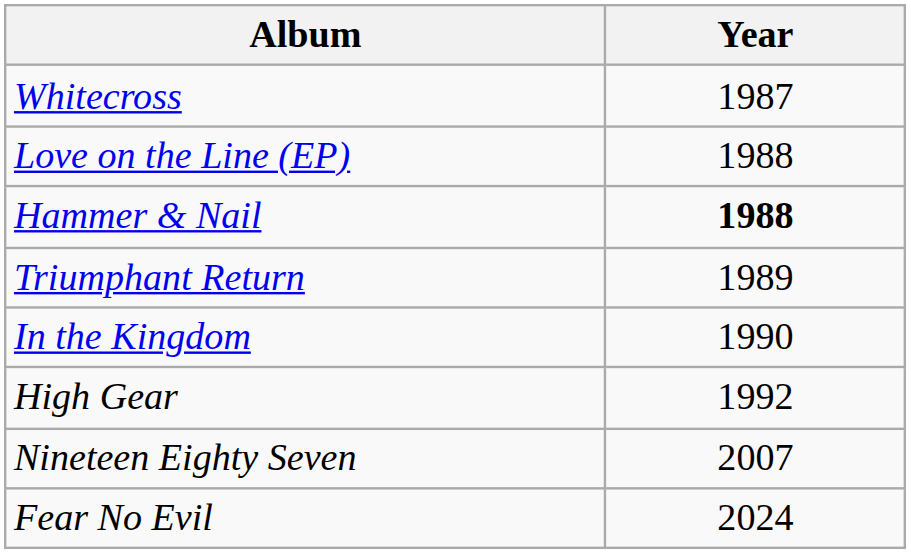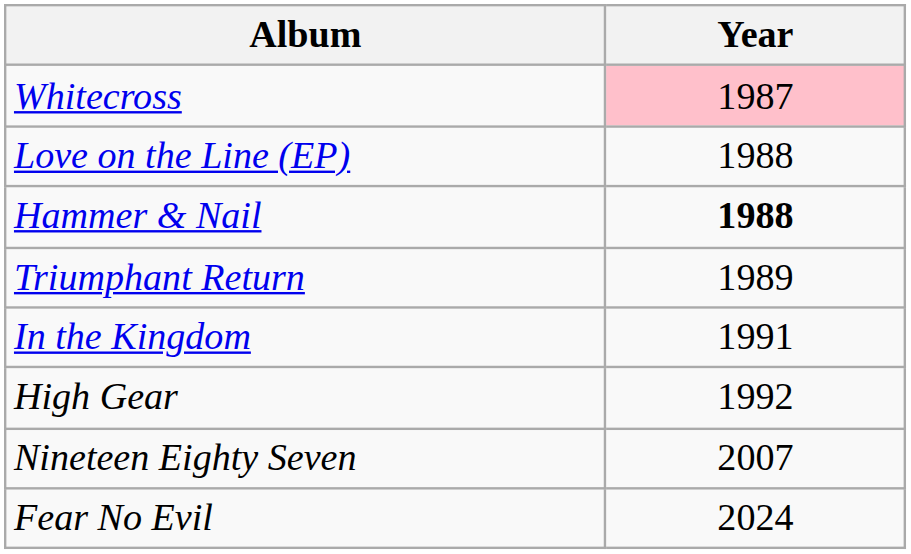(755, 95) no background -> (755, 95) pink background
(755, 336) 1990 -> (755, 336) 1991
